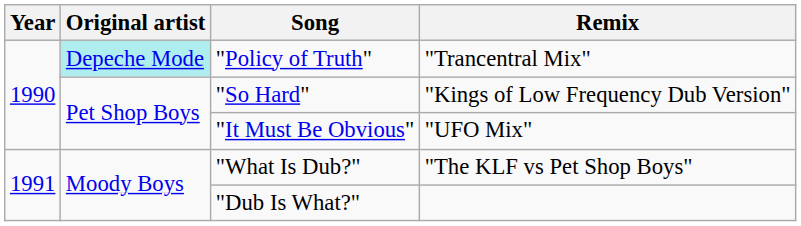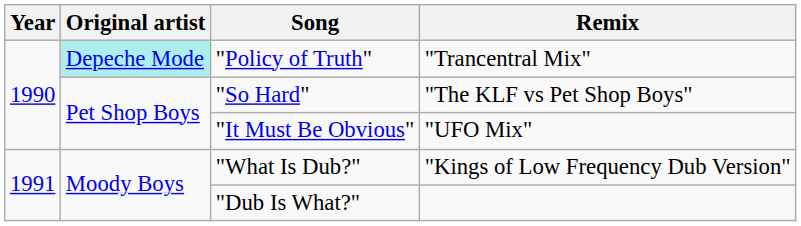(608, 94) "Kings of Low Frequency Dub Version" -> (559, 94) "The KLF vs Pet Shop Boys"
(559, 166) "The KLF vs Pet Shop Boys" -> (608, 166) "Kings of Low Frequency Dub Version"
